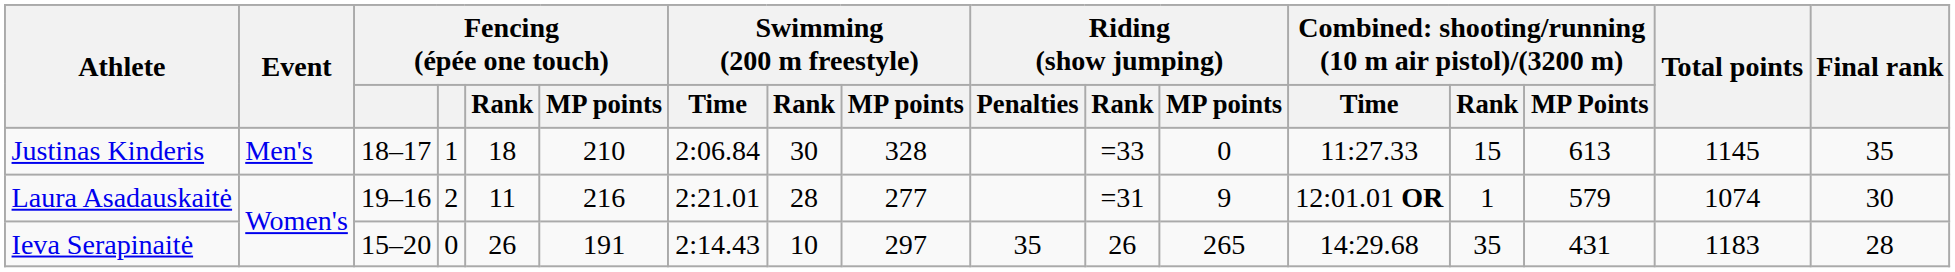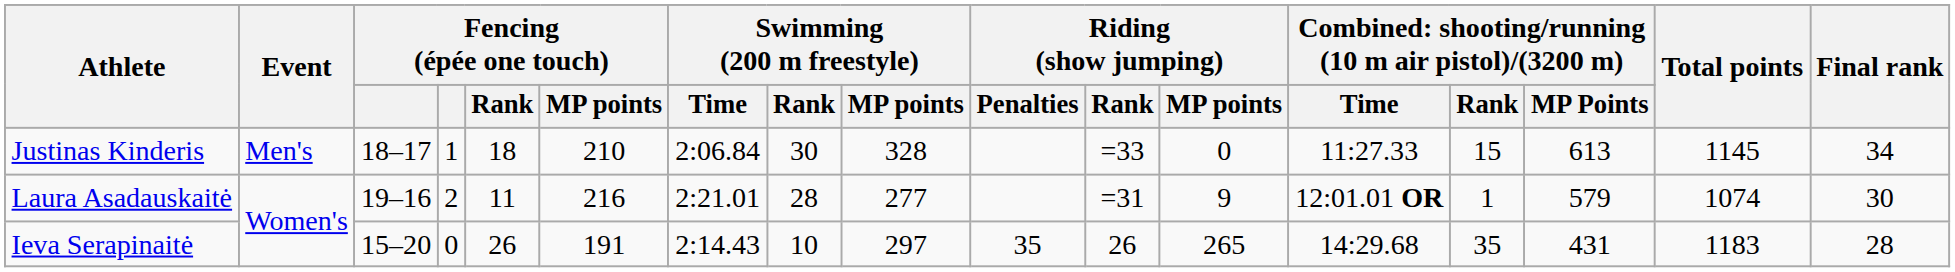(1880, 151) 35 -> (1880, 151) 34
